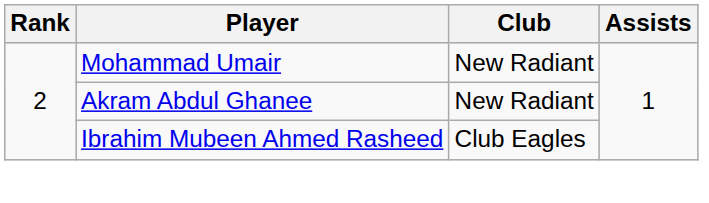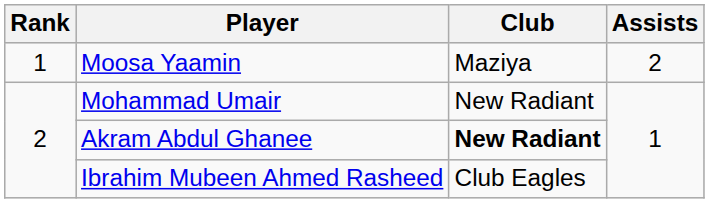+ row: (161, 62)
(524, 100) normal -> (528, 139) bold
